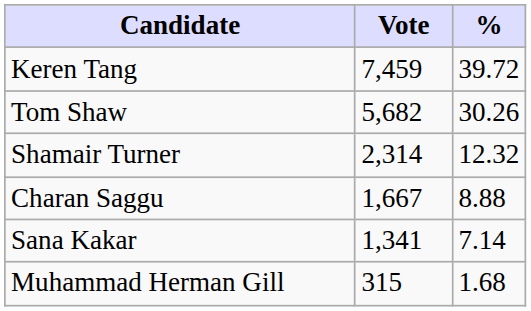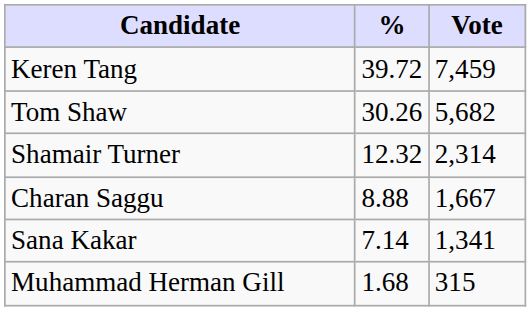columns swapped: (404, 25) <-> (489, 25)
